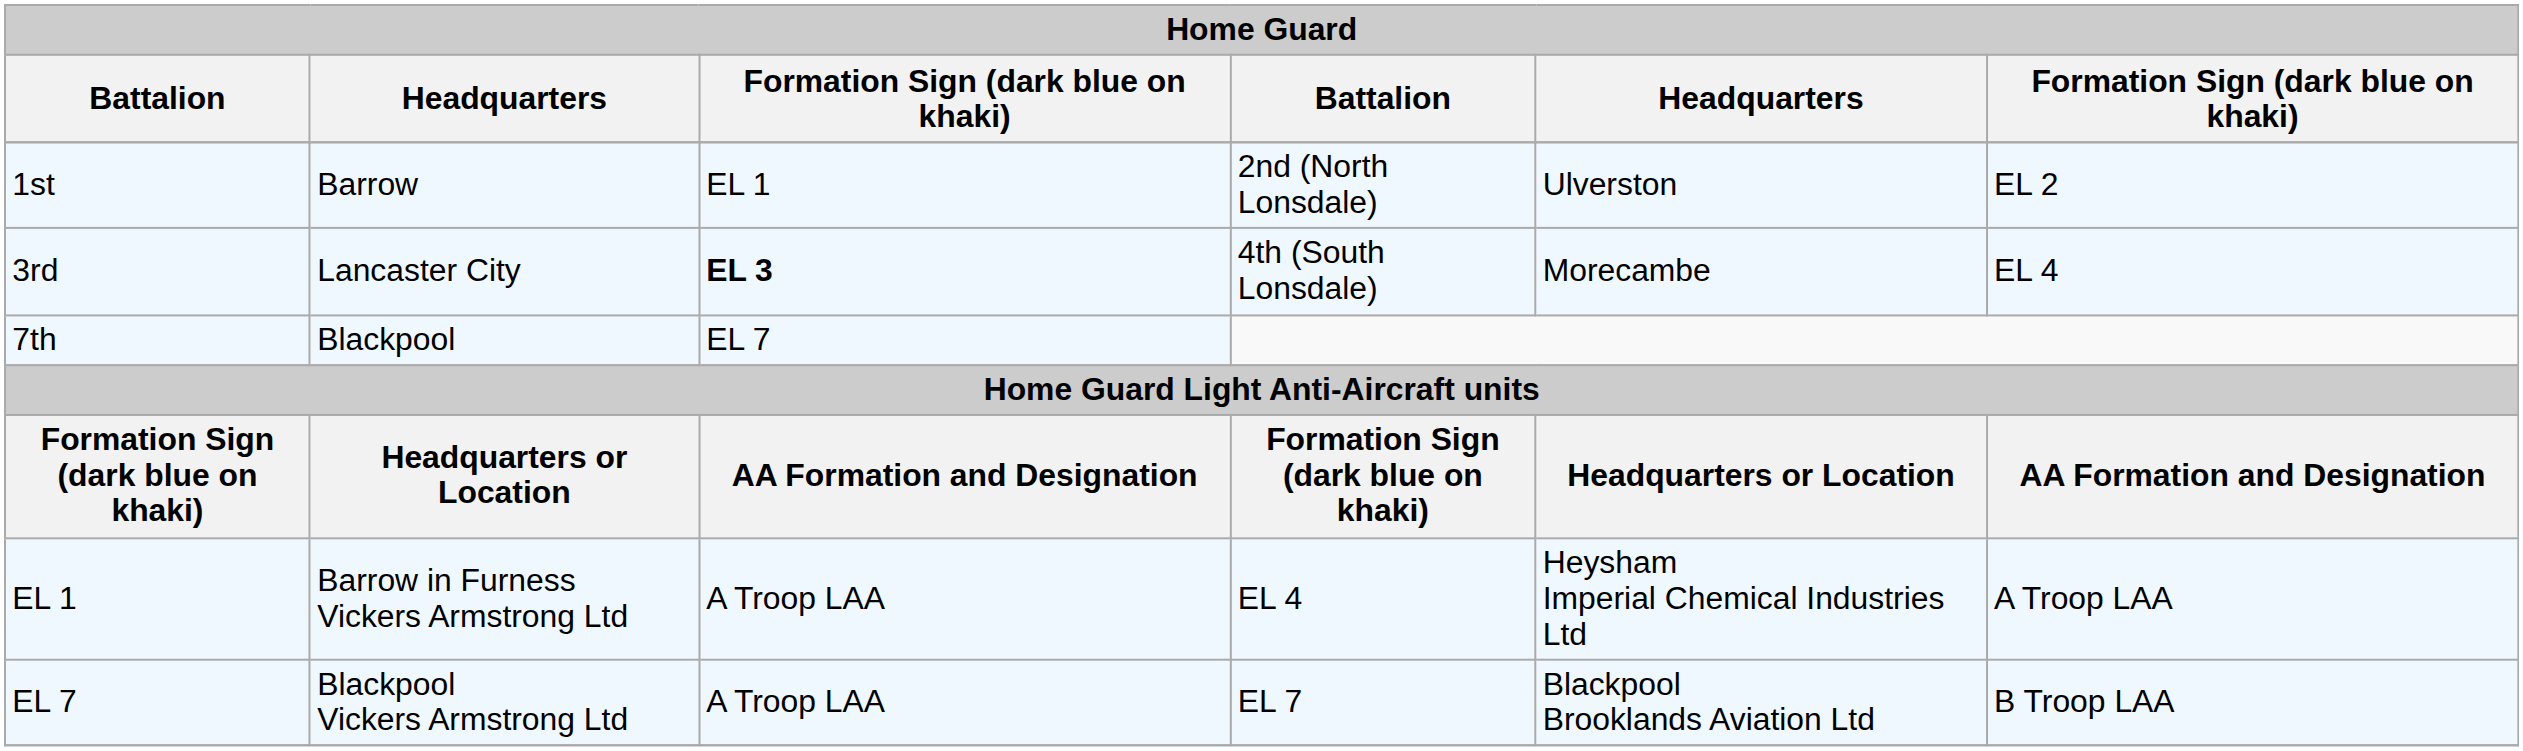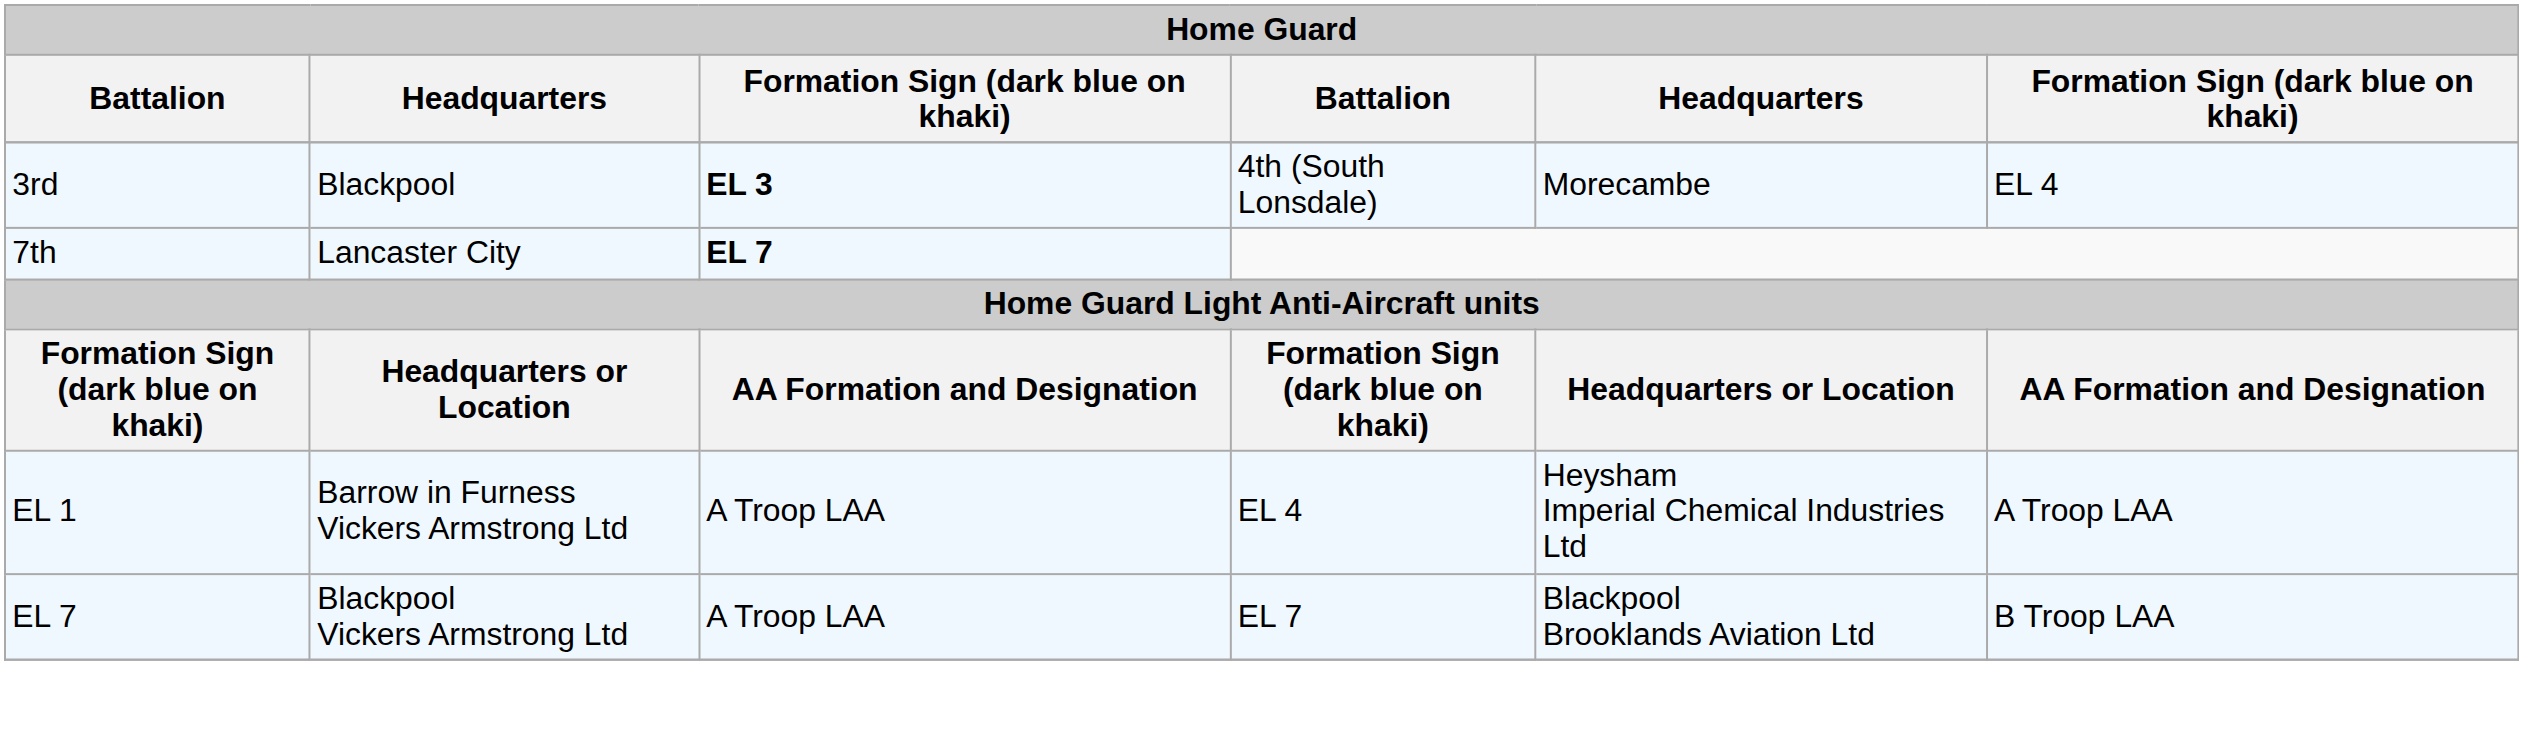- row: (34, 184)
(419, 270) Lancaster City -> (386, 184) Blackpool
(386, 339) Blackpool -> (419, 252) Lancaster City
(738, 339) normal -> (739, 252) bold
